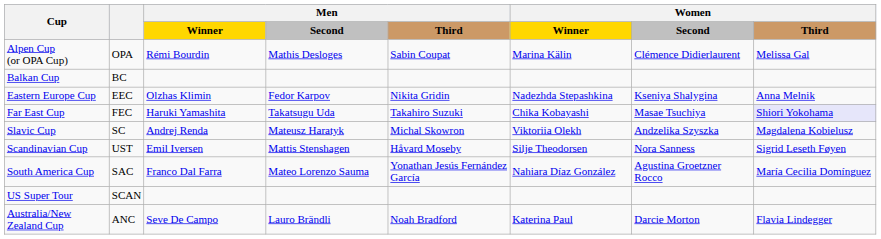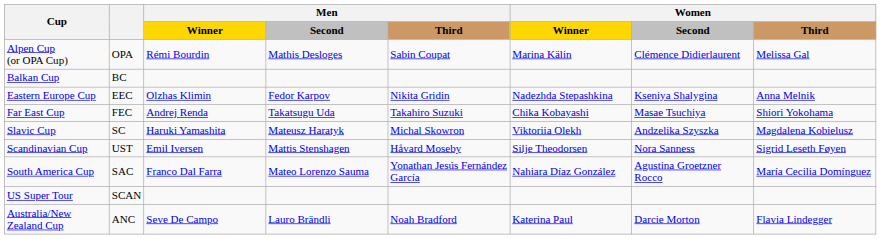(186, 113) Haruki Yamashita -> (177, 113) Andrej Renda
(795, 113) lavender background -> (795, 113) no background
(177, 130) Andrej Renda -> (186, 130) Haruki Yamashita
